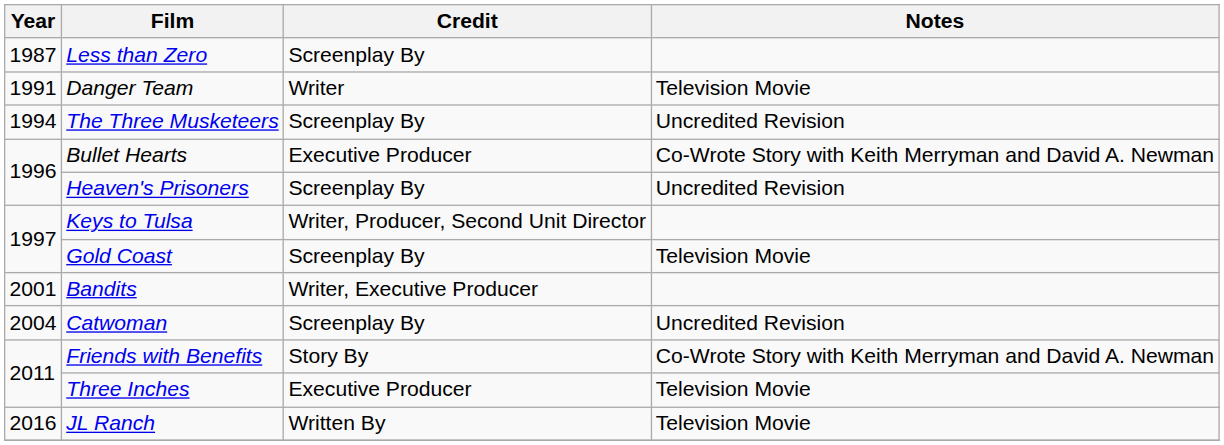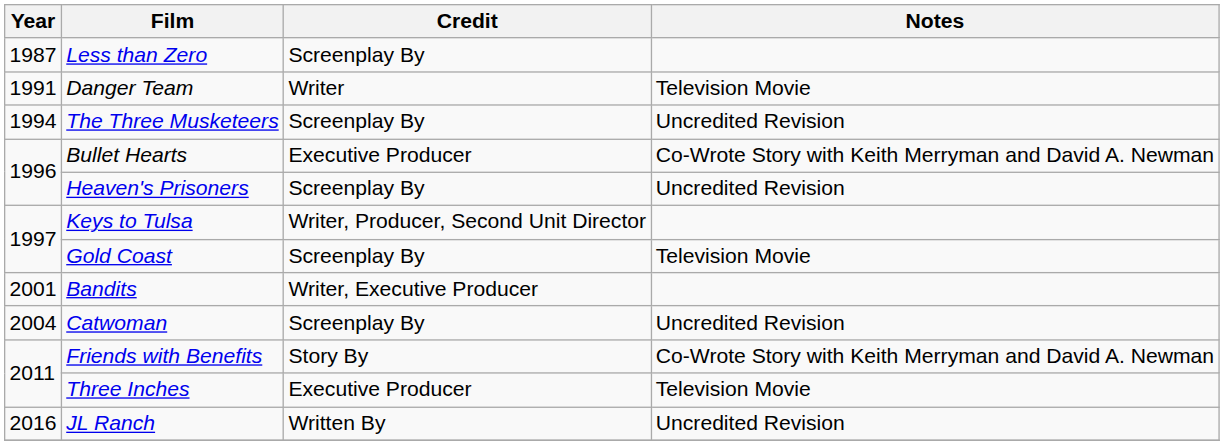(733, 423) Television Movie -> (750, 423) Uncredited Revision
